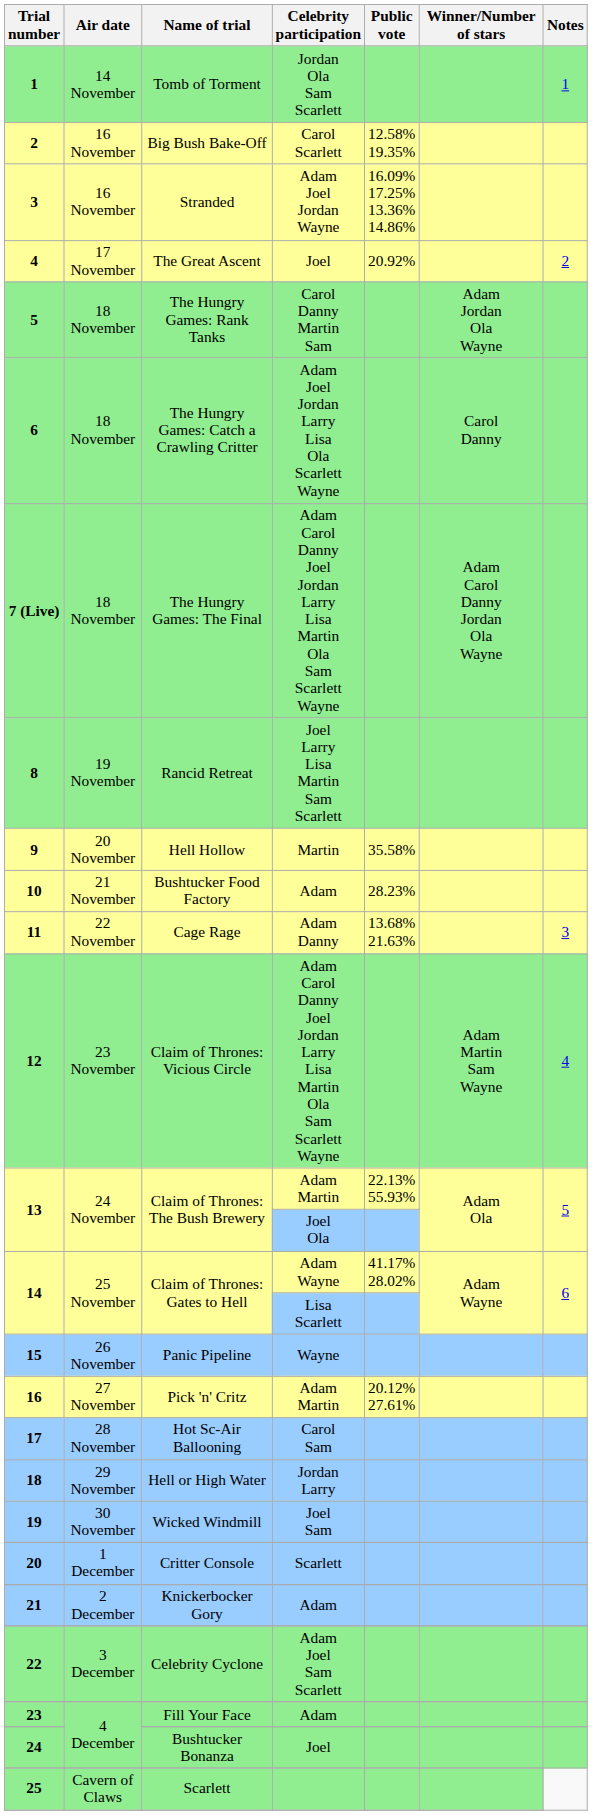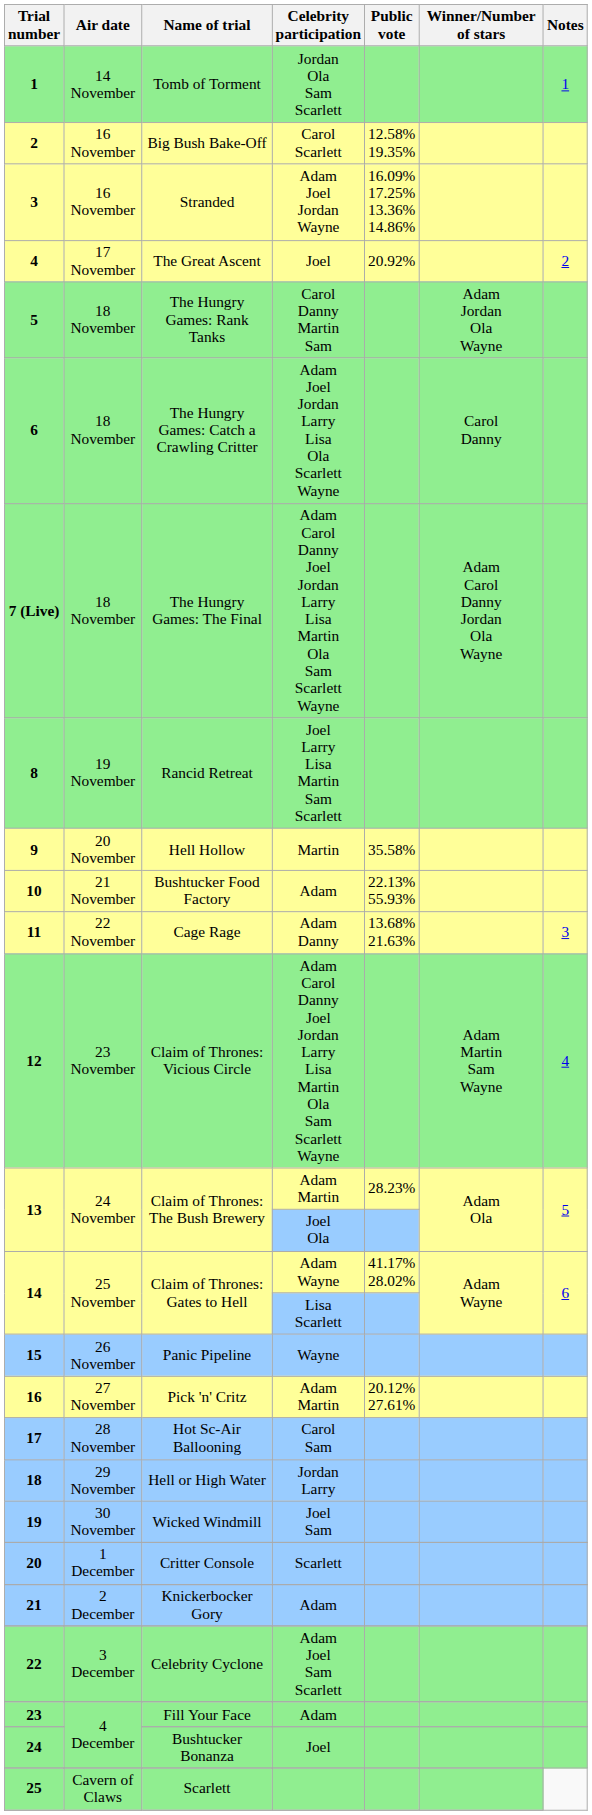(392, 890) 28.23% -> (392, 890) 22.13% 55.93%
(392, 1188) 22.13% 55.93% -> (392, 1188) 28.23%
